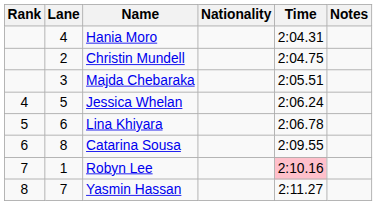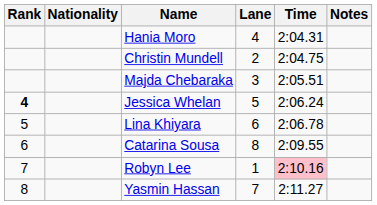columns swapped: (64, 15) <-> (236, 15)
(24, 102) normal -> (24, 102) bold
